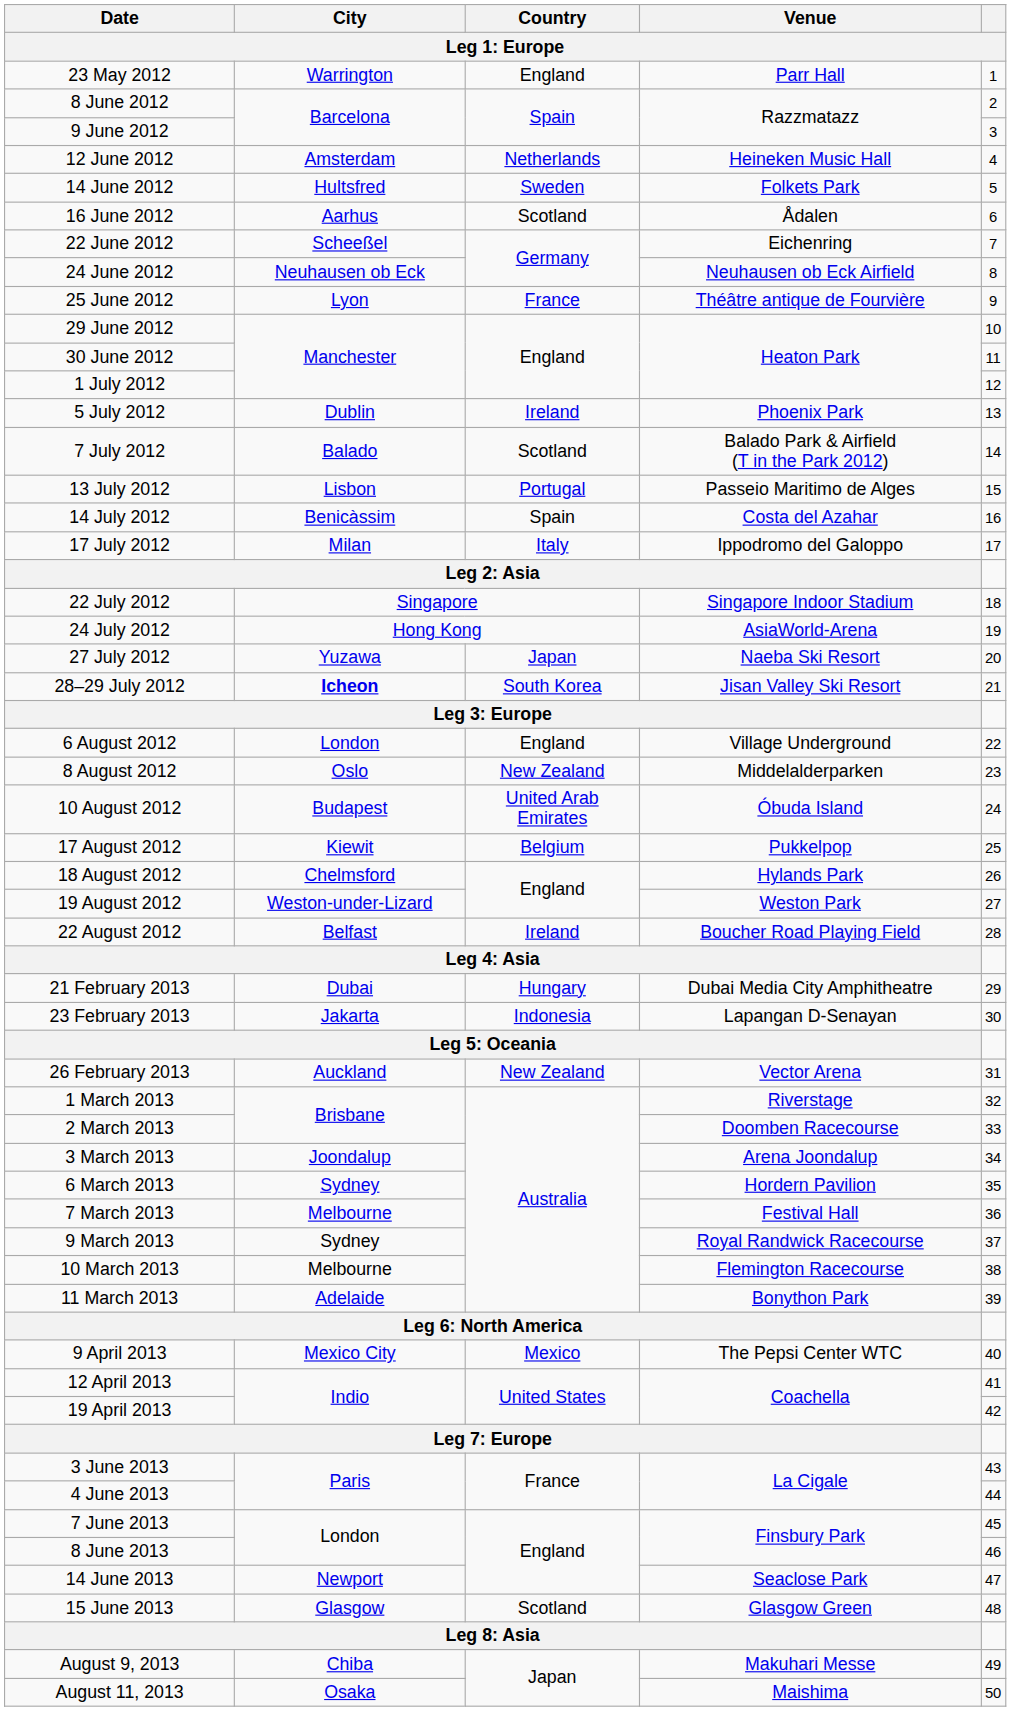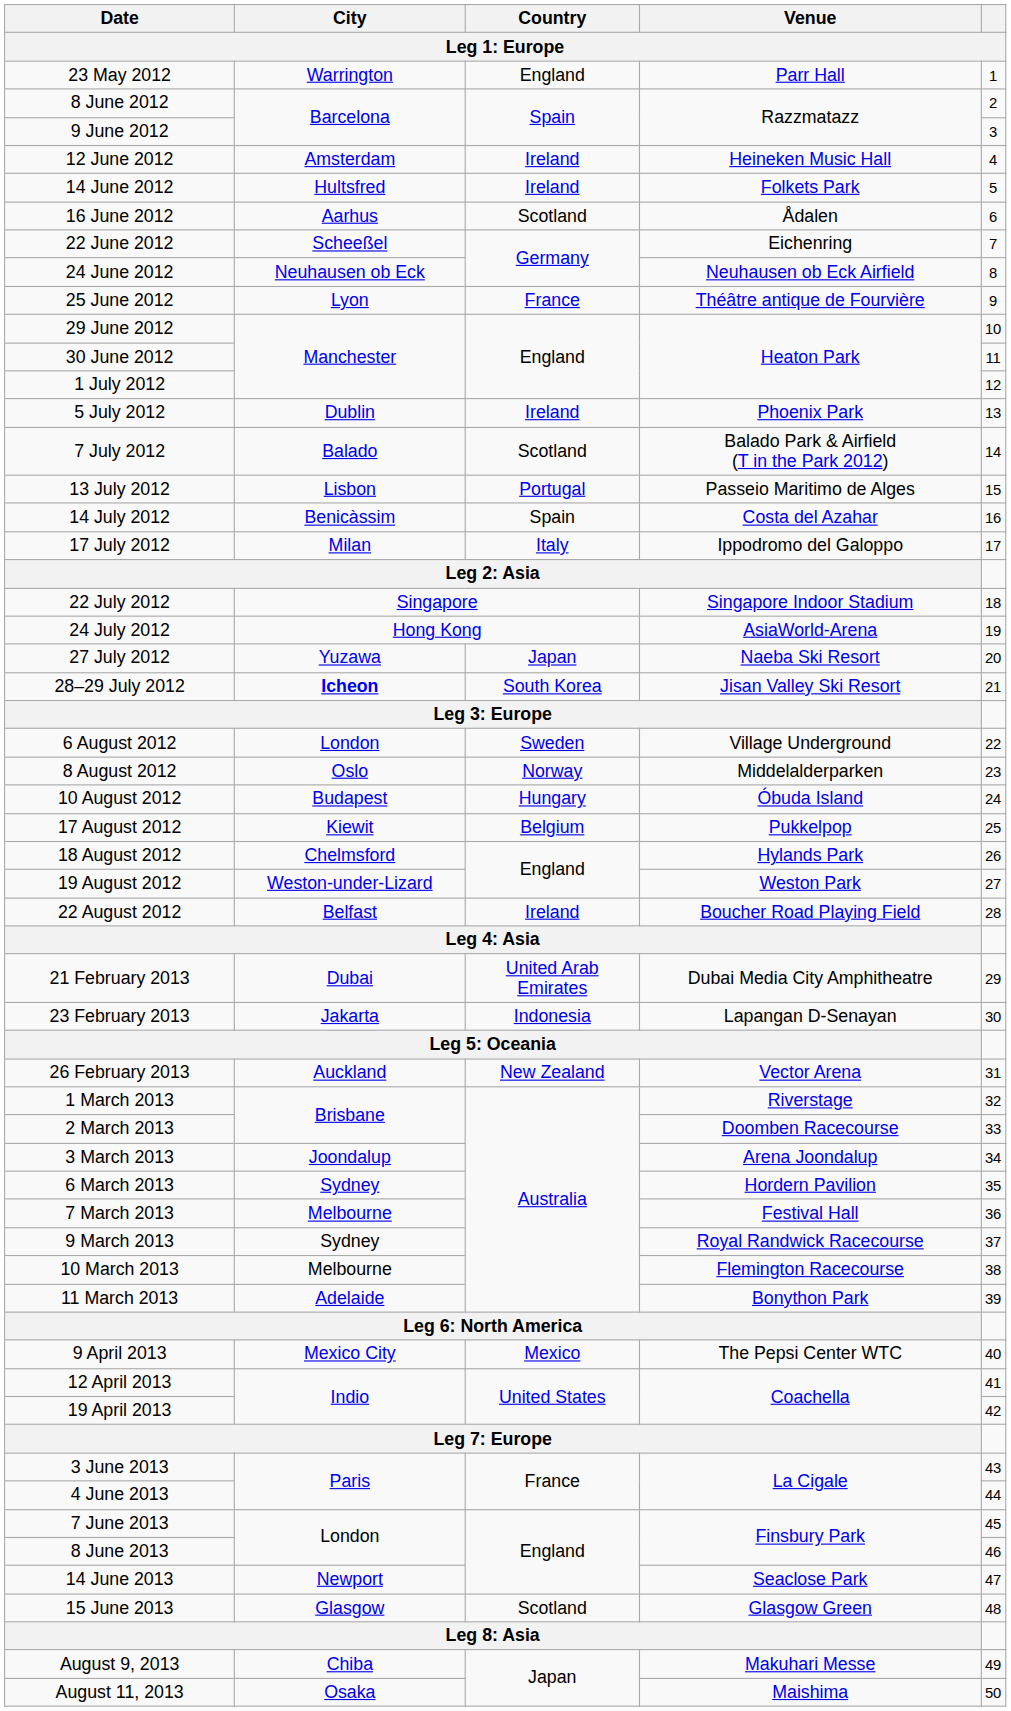(552, 159) Netherlands -> (552, 159) Ireland
(552, 187) Sweden -> (552, 187) Ireland
(552, 742) England -> (552, 742) Sweden
(552, 770) New Zealand -> (552, 770) Norway
(552, 809) United Arab Emirates -> (552, 799) Hungary
(552, 988) Hungary -> (552, 978) United Arab Emirates
